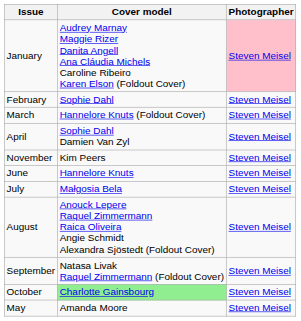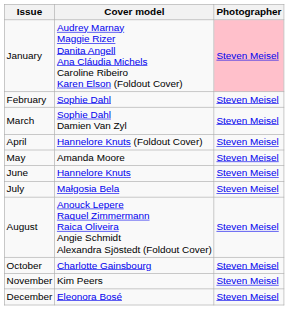(132, 115) Hannelore Knuts (Foldout Cover) -> (92, 120) Sophie Dahl Damien Van Zyl
(95, 136) Sophie Dahl Damien Van Zyl -> (130, 142) Hannelore Knuts (Foldout Cover)
rows swapped: (16, 308) <-> (29, 157)
- row: (31, 271)
(107, 292) lightgreen background -> (104, 265) no background
+ row: (29, 297)
